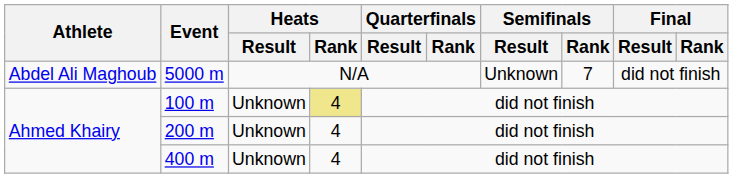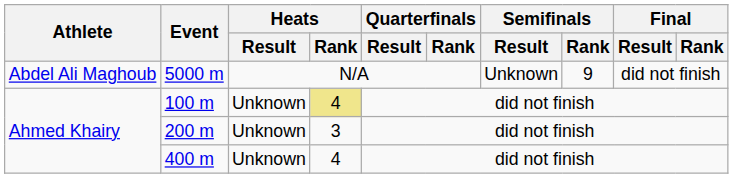(588, 75) 7 -> (588, 75) 9
(336, 131) 4 -> (336, 131) 3
